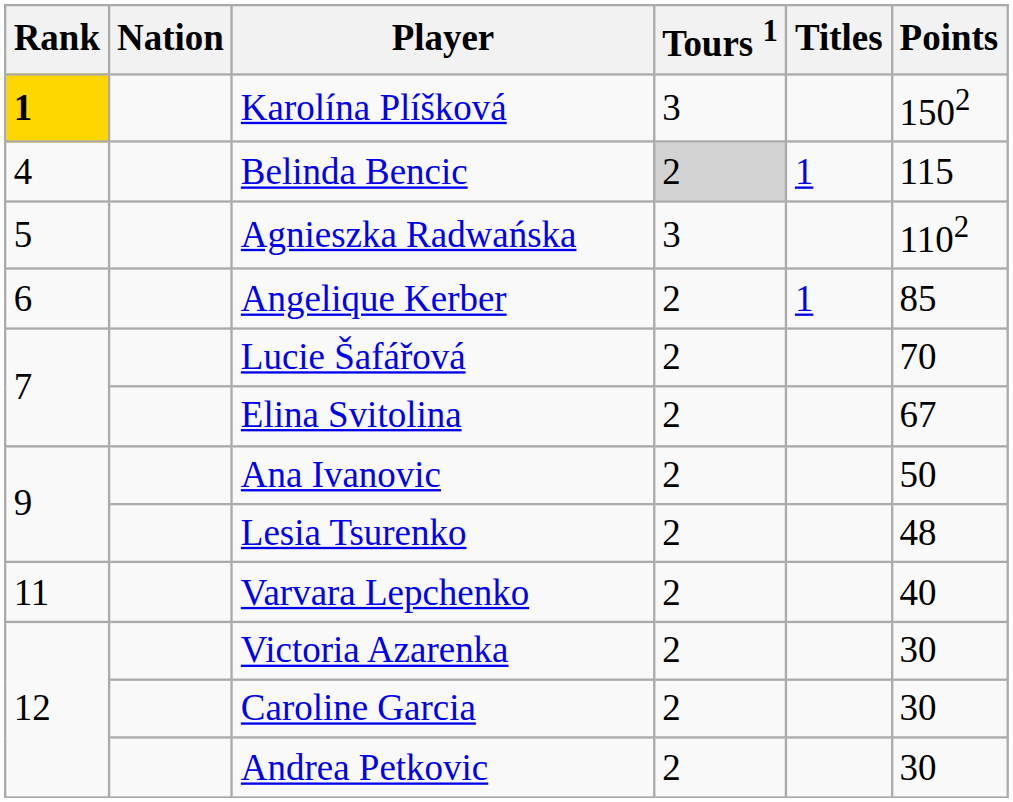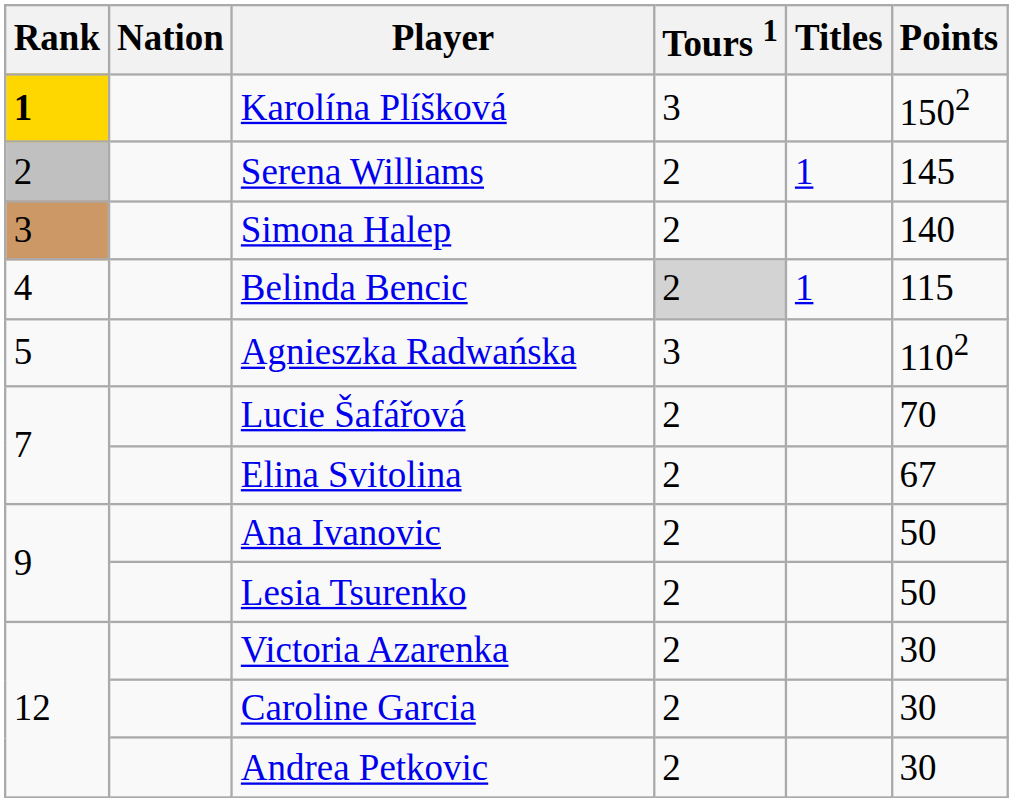+ row: (362, 171)
+ row: (346, 229)
- row: (374, 298)
(918, 532) 48 -> (918, 591) 50
- row: (385, 591)
